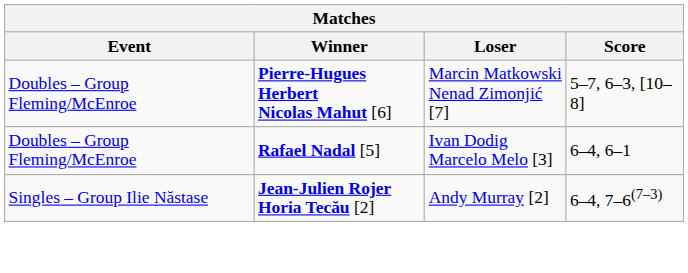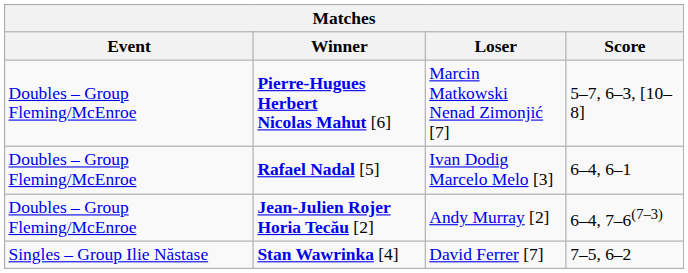(108, 197) Singles – Group Ilie Năstase -> (72, 217) Doubles – Group Fleming/McEnroe
+ row: (328, 254)
